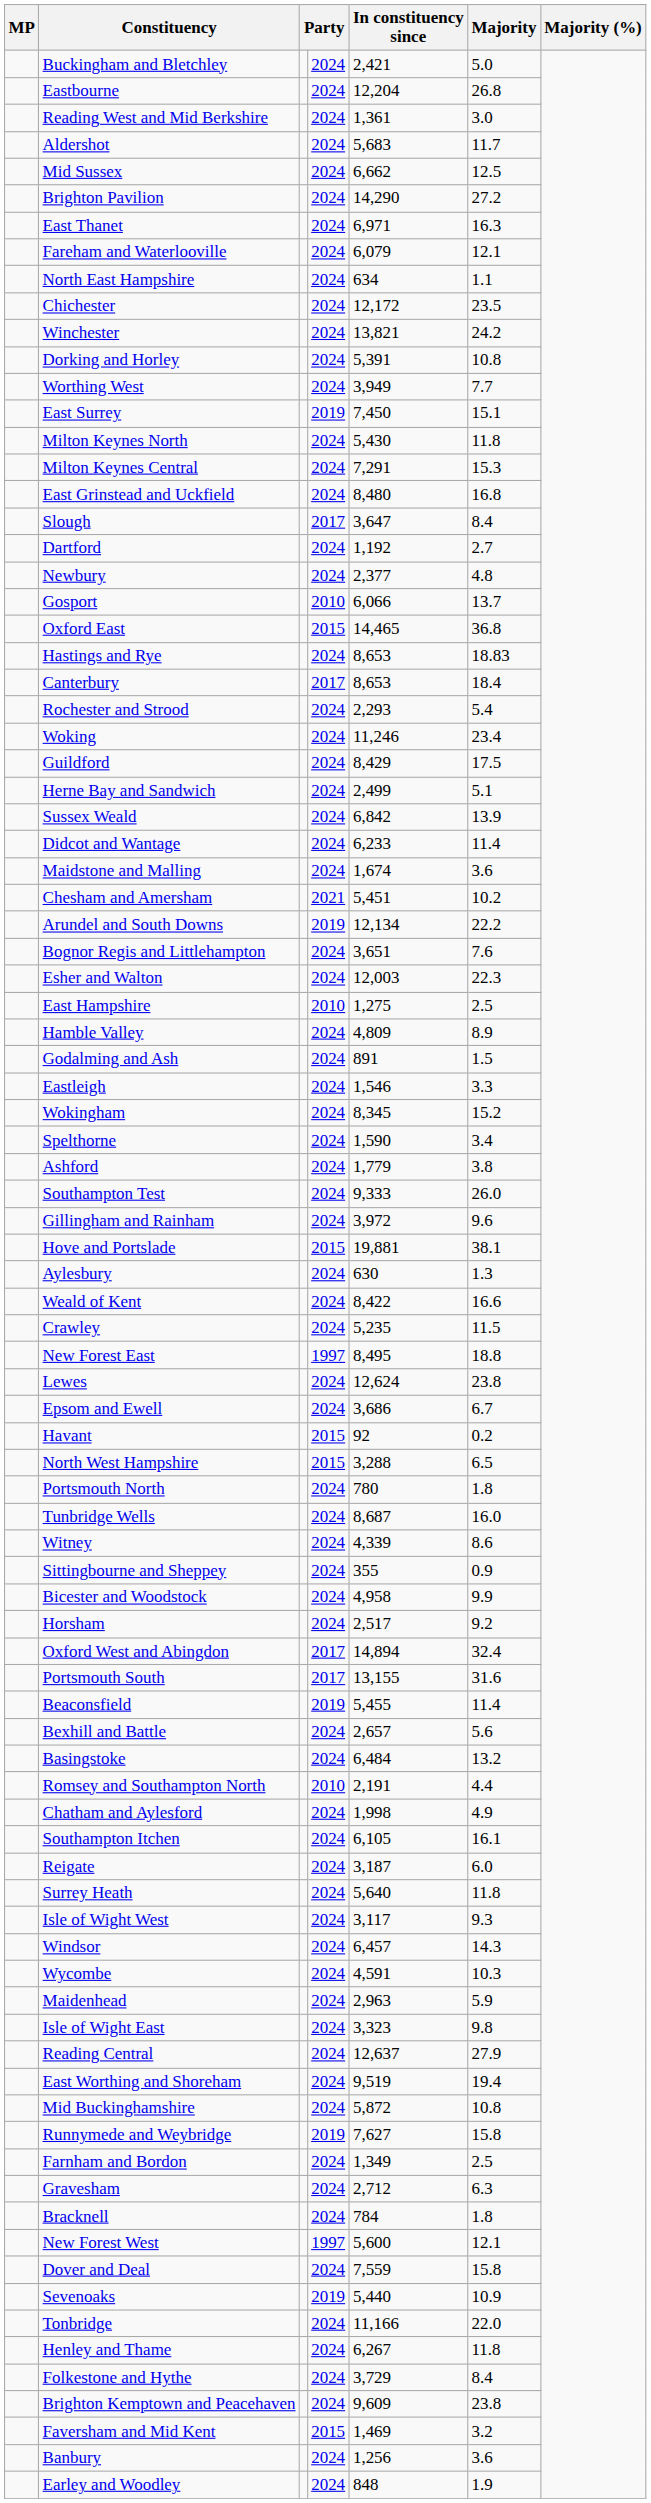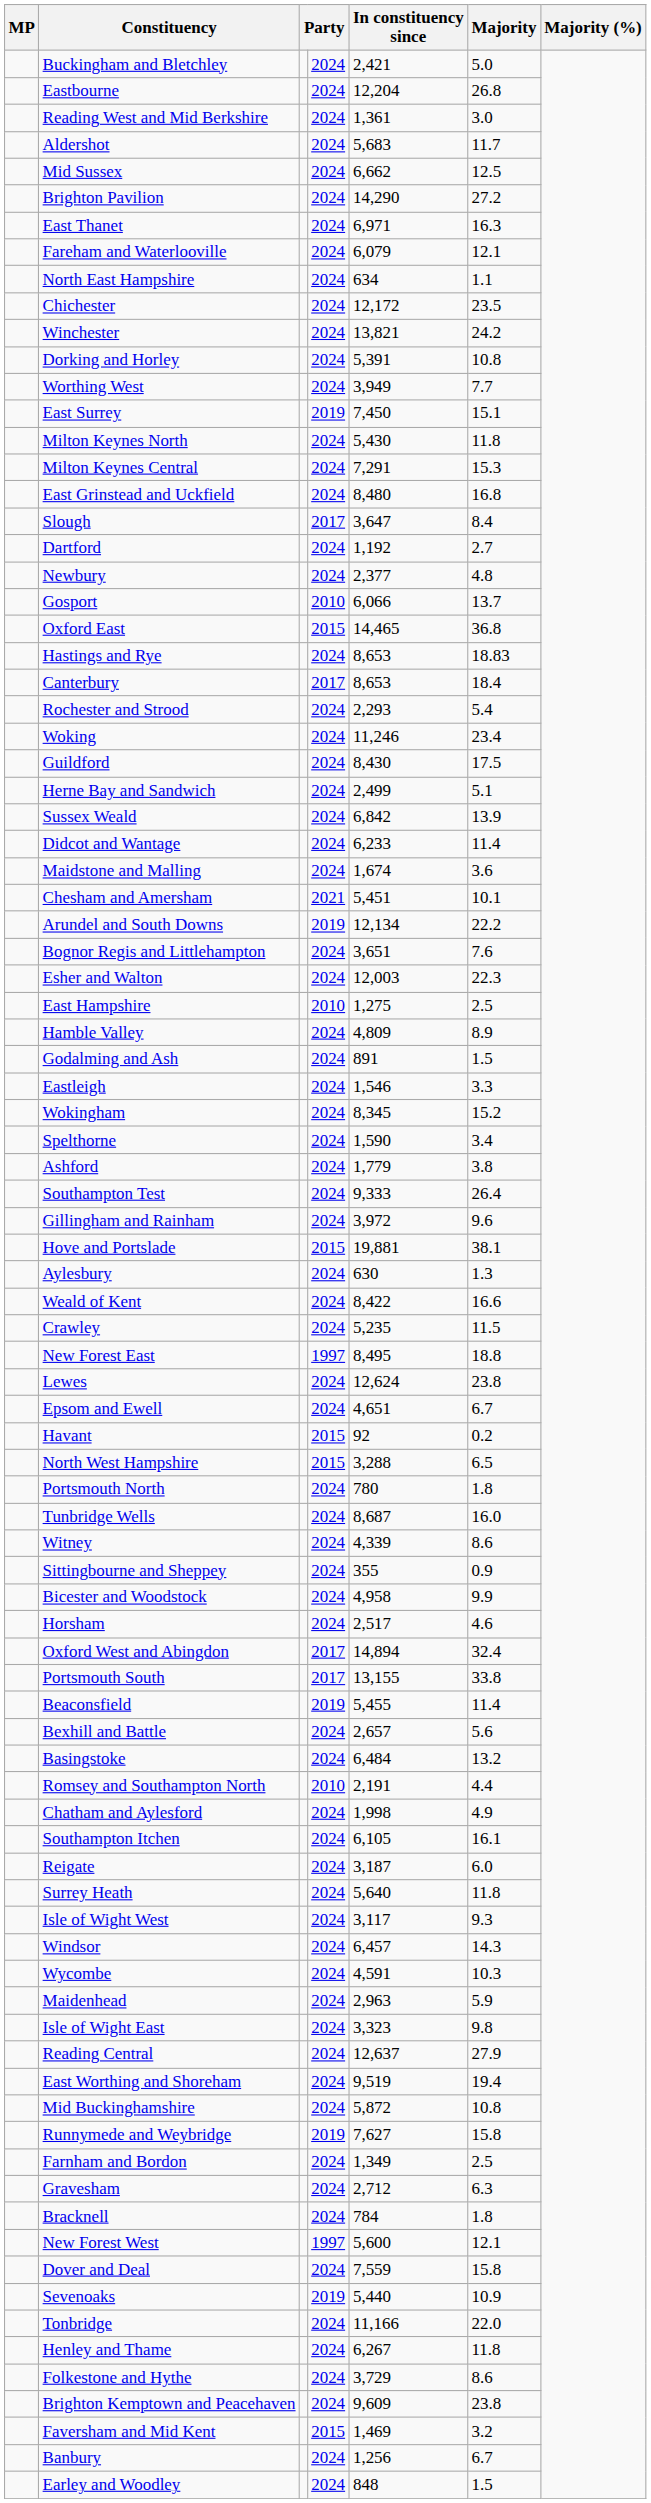(372, 763) 8,429 -> (372, 763) 8,430
(486, 897) 10.2 -> (486, 897) 10.1
(486, 1193) 26.0 -> (486, 1193) 26.4
(372, 1408) 3,686 -> (372, 1408) 4,651
(482, 1623) 9.2 -> (482, 1623) 4.6
(486, 1677) 31.6 -> (486, 1677) 33.8
(482, 2377) 8.4 -> (482, 2377) 8.6
(482, 2457) 3.6 -> (482, 2457) 6.7
(482, 2484) 1.9 -> (482, 2484) 1.5
